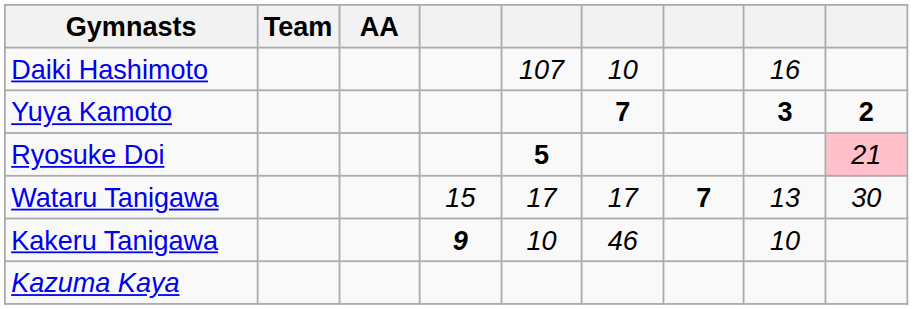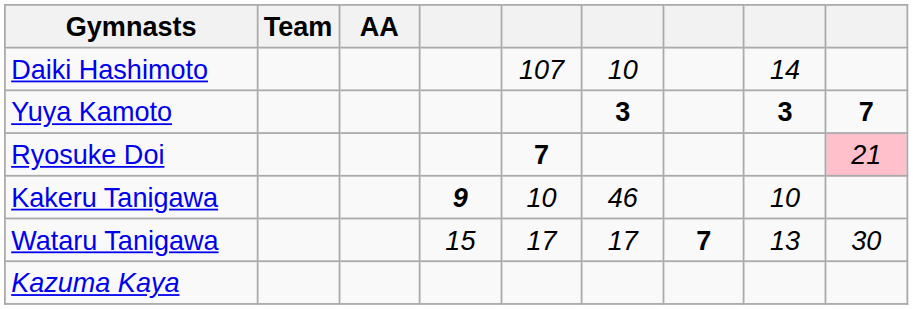(785, 69) 16 -> (785, 69) 14
(623, 112) 7 -> (623, 112) 3
(866, 112) 2 -> (866, 112) 7
(542, 155) 5 -> (542, 155) 7
rows swapped: (115, 198) <-> (115, 241)
